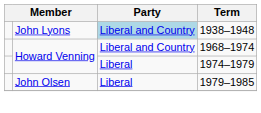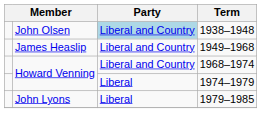(43, 30) John Lyons -> (42, 30) John Olsen
+ row: (227, 47)
(42, 82) John Olsen -> (43, 99) John Lyons
